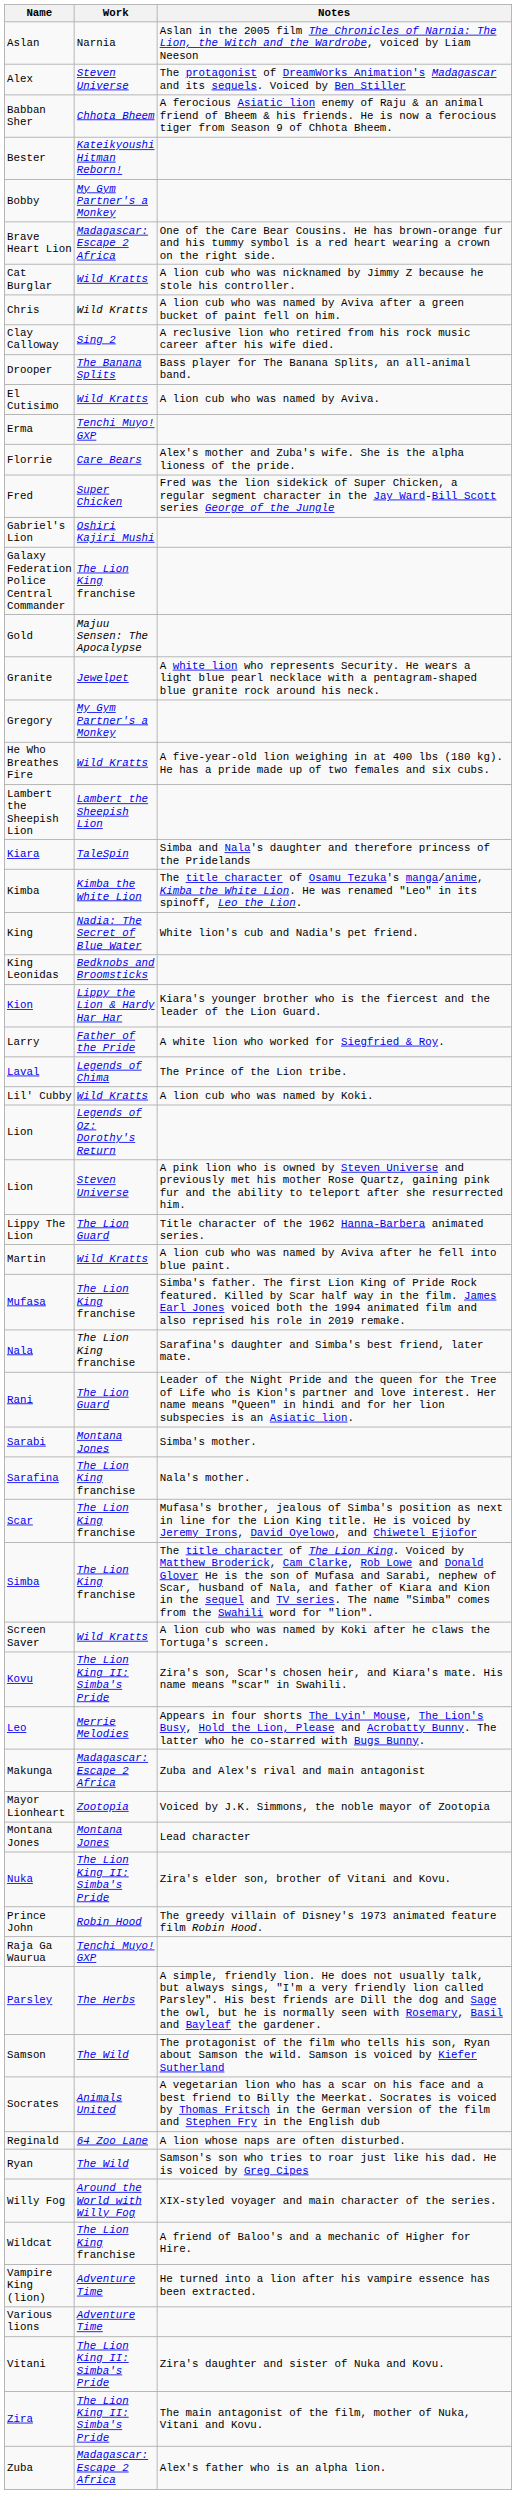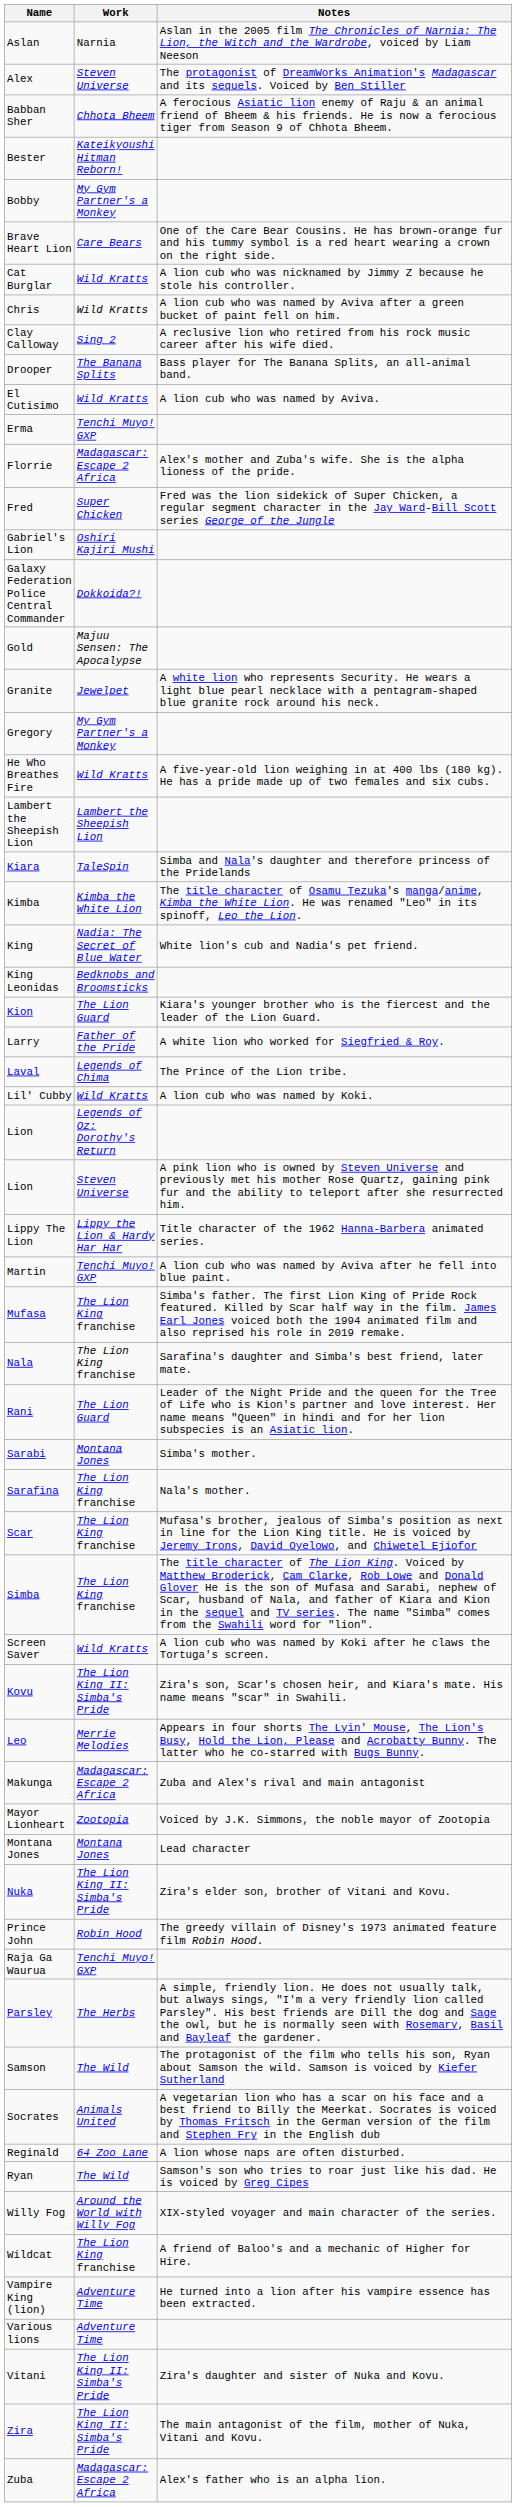(112, 243) Madagascar: Escape 2 Africa -> (109, 243) Care Bears
(109, 460) Care Bears -> (112, 466) Madagascar: Escape 2 Africa
(106, 581) The Lion King franchise -> (109, 593) Dokkoida?!
(116, 1006) Lippy the Lion & Hardy Har Har -> (103, 1012) The Lion Guard
(103, 1230) The Lion Guard -> (116, 1236) Lippy the Lion & Hardy Har Har
(112, 1260) Wild Kratts -> (116, 1272) Tenchi Muyo! GXP
